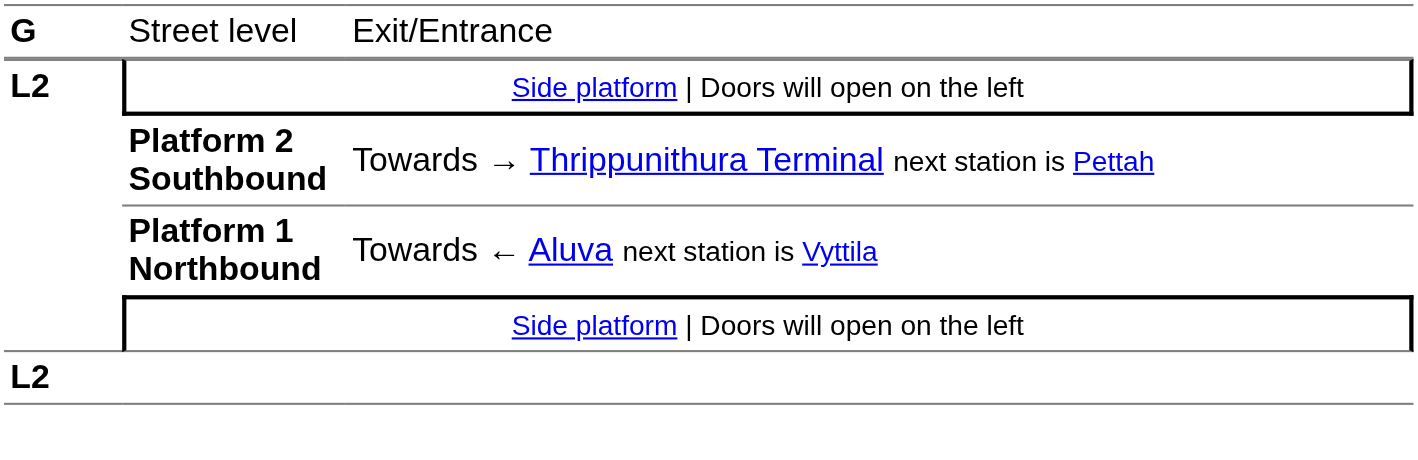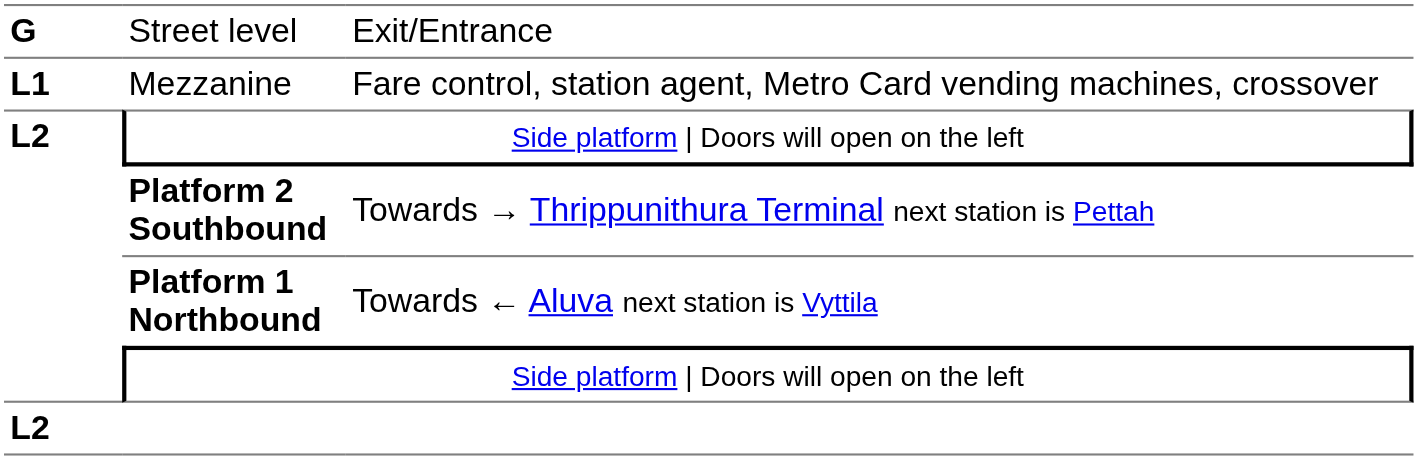+ row: (210, 83)
